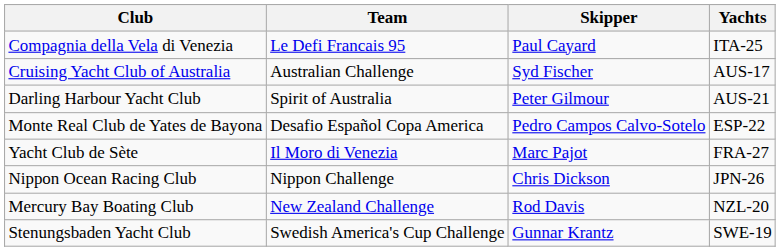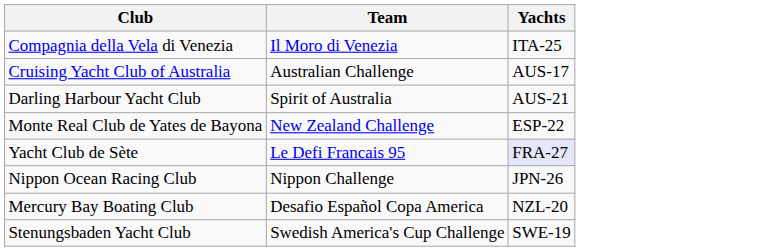- column: (609, 17)
(338, 44) Le Defi Francais 95 -> (334, 44) Il Moro di Venezia
(377, 125) Desafio Español Copa America -> (352, 125) New Zealand Challenge
(334, 152) Il Moro di Venezia -> (338, 152) Le Defi Francais 95
(741, 152) no background -> (540, 152) lavender background
(352, 206) New Zealand Challenge -> (377, 206) Desafio Español Copa America
